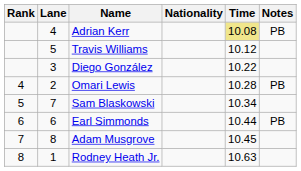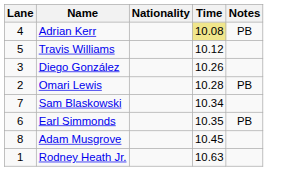- column: (21, 13)
(242, 67) 10.22 -> (209, 67) 10.26
(242, 121) 10.44 -> (209, 121) 10.35
